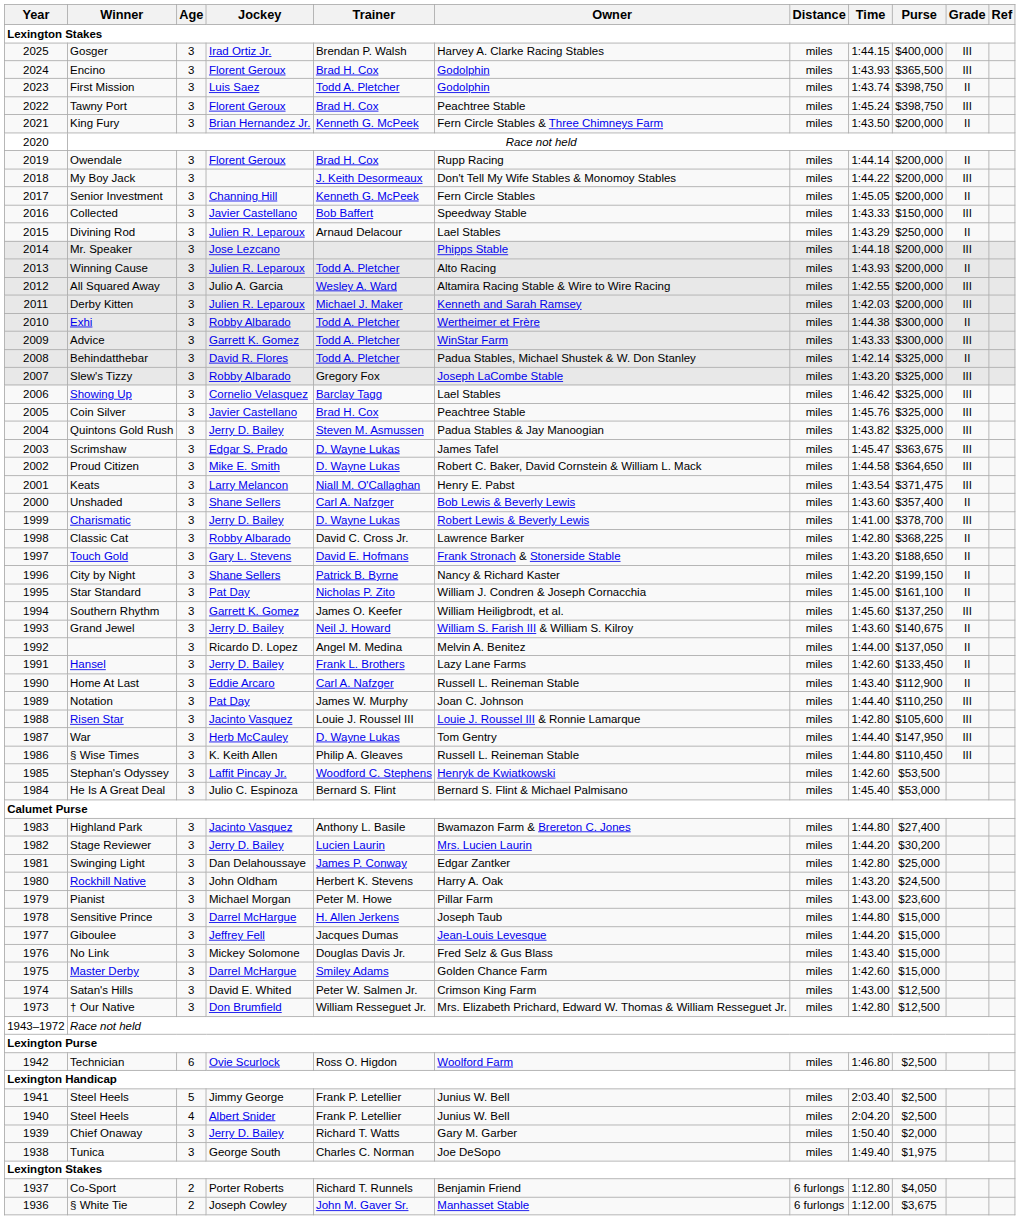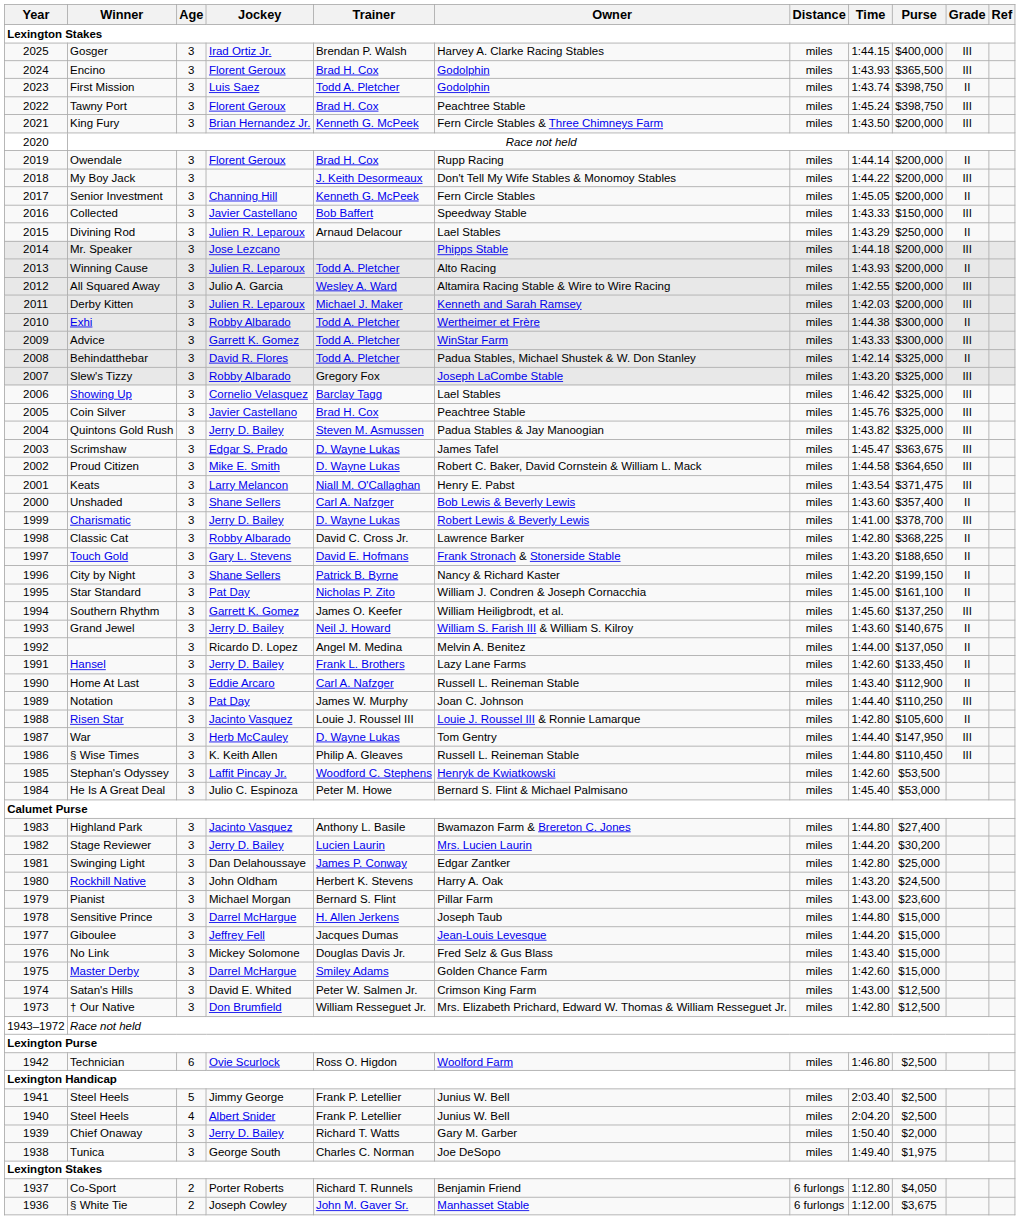(967, 124) II -> (967, 124) III
(967, 719) III -> (967, 719) II
(356, 791) Bernard S. Flint -> (354, 791) Peter M. Howe
(354, 899) Peter M. Howe -> (356, 899) Bernard S. Flint
